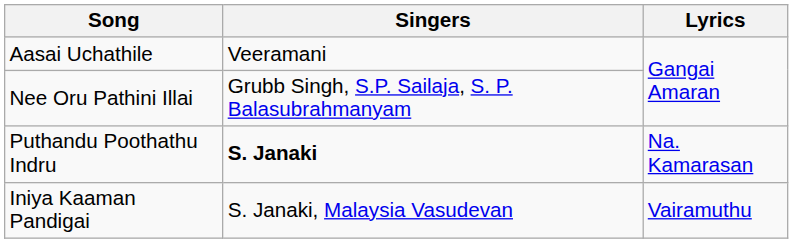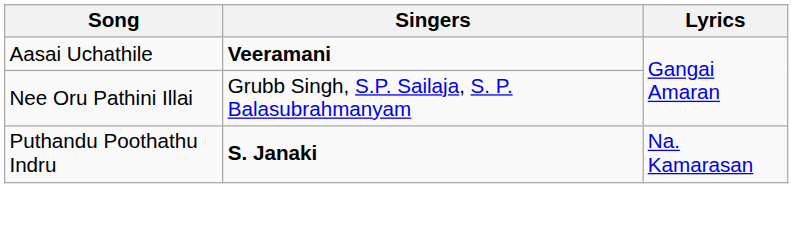(277, 53) normal -> (279, 53) bold
- row: (73, 209)
